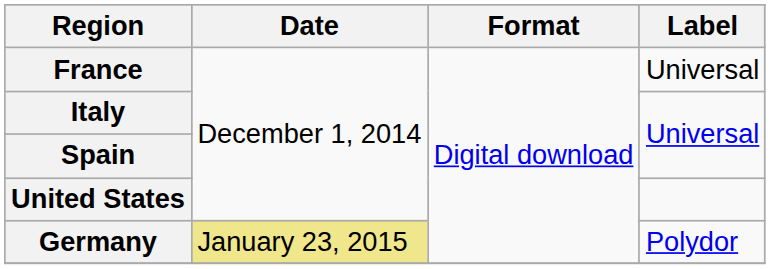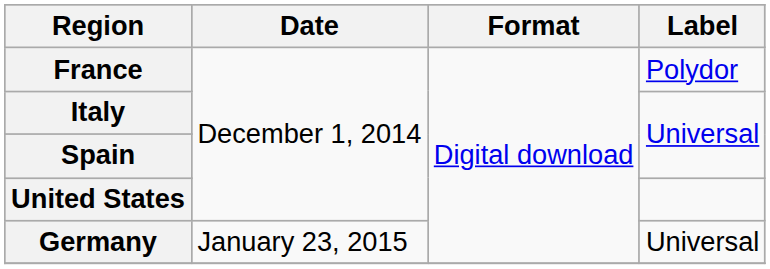(703, 69) Universal -> (692, 69) Polydor
(303, 241) khaki background -> (303, 241) no background
(692, 241) Polydor -> (703, 241) Universal
